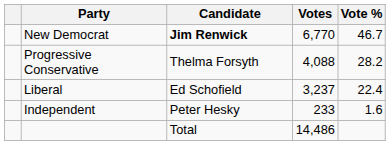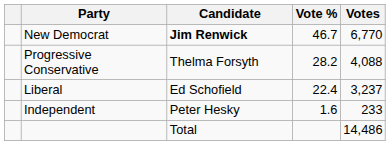columns swapped: (315, 14) <-> (362, 14)
